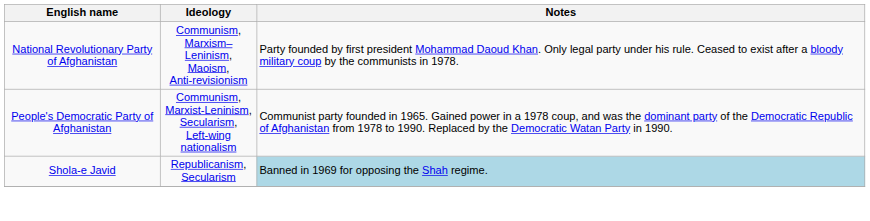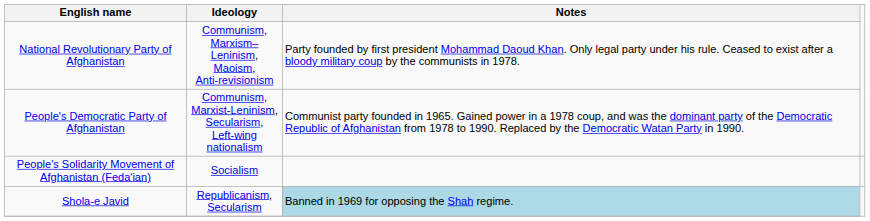+ row: (95, 171)
